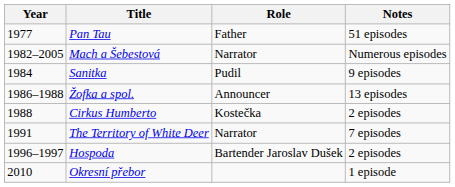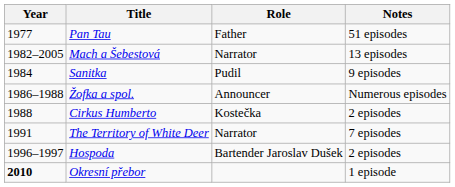(398, 53) Numerous episodes -> (378, 53) 13 episodes
(378, 93) 13 episodes -> (398, 93) Numerous episodes
(20, 172) normal -> (20, 172) bold
